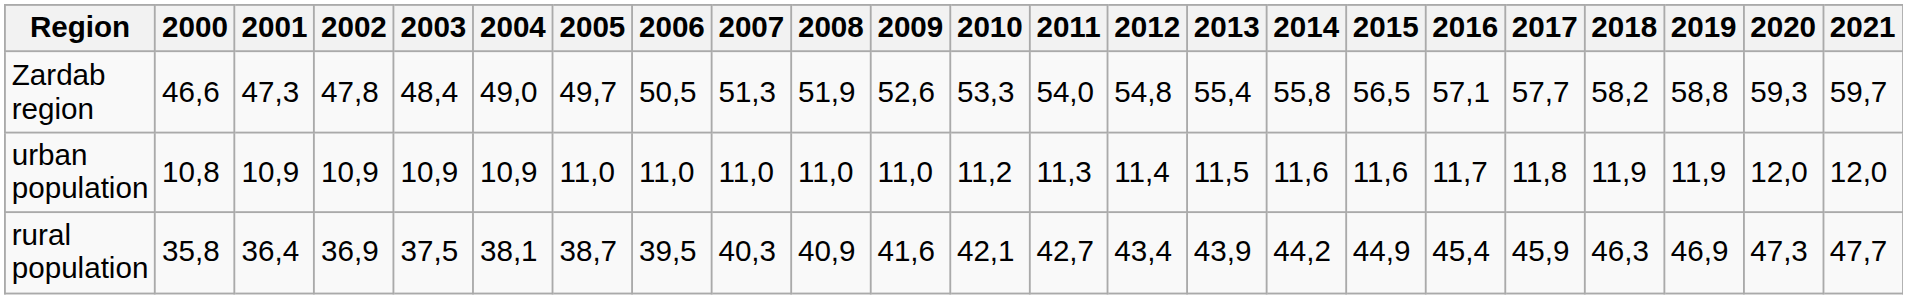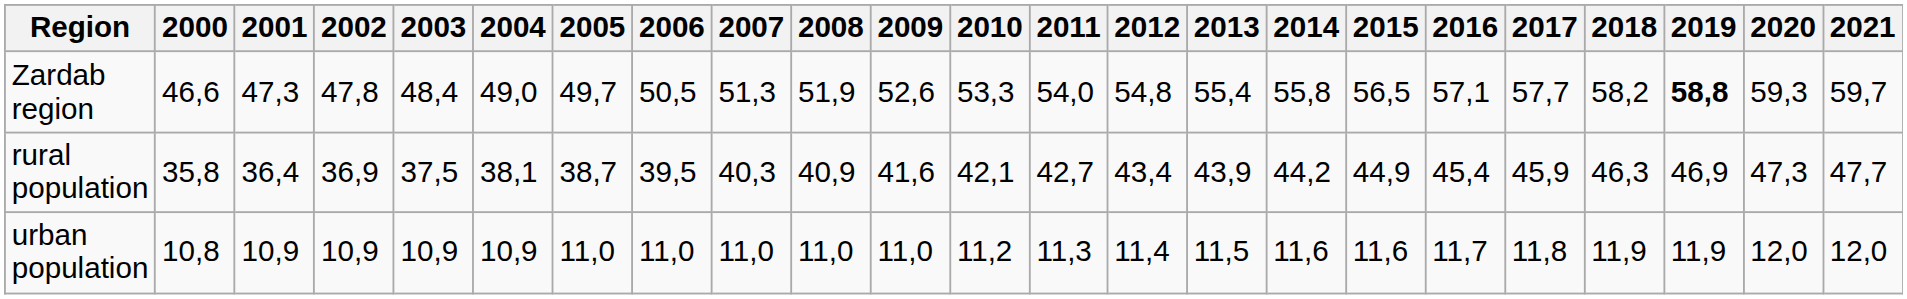(1700, 91) normal -> (1700, 91) bold
rows swapped: (80, 171) <-> (80, 252)
